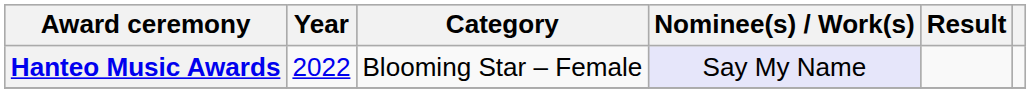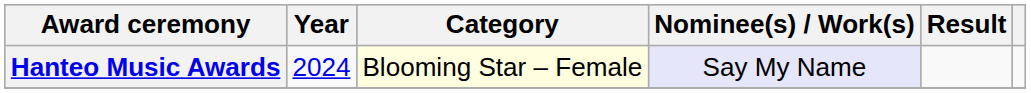(321, 66) 2022 -> (321, 66) 2024
(502, 66) no background -> (502, 66) lightyellow background
